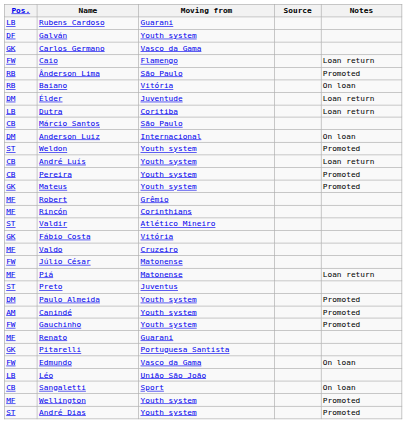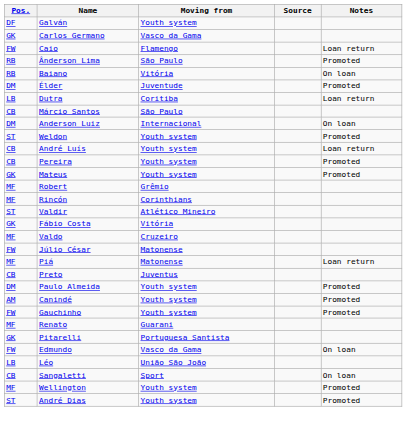- row: (72, 23)
(349, 99) Loan return -> (342, 86) Promoted
(11, 287) ST -> (11, 275) CB
